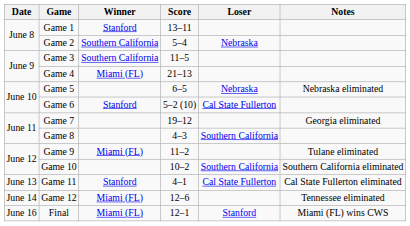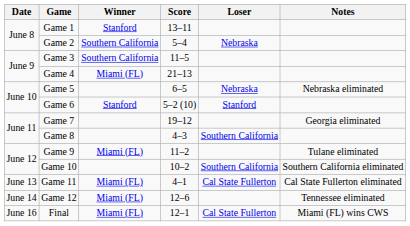(239, 105) Cal State Fullerton -> (239, 105) Stanford
(120, 182) Stanford -> (120, 182) Miami (FL)
(239, 213) Stanford -> (239, 213) Cal State Fullerton
